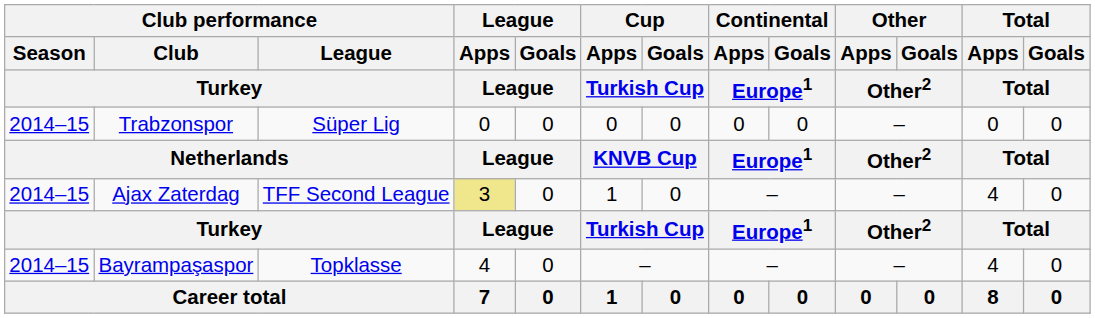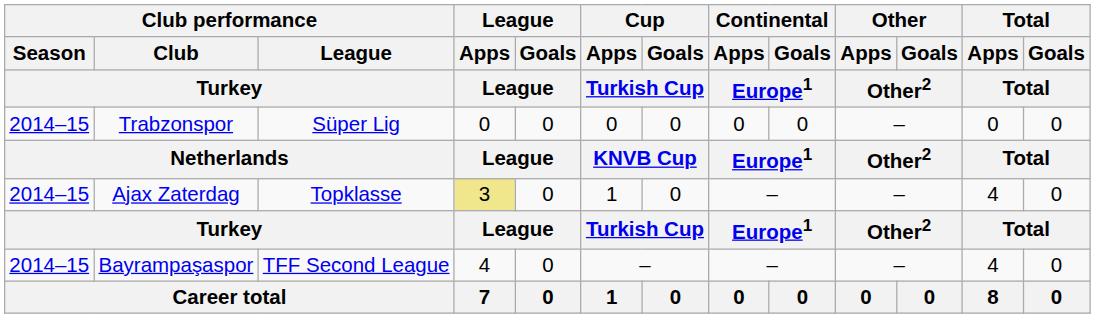(356, 194) TFF Second League -> (356, 194) Topklasse
(356, 264) Topklasse -> (356, 264) TFF Second League
